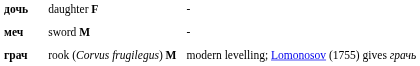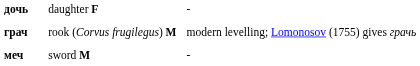rows swapped: (14, 32) <-> (16, 55)
